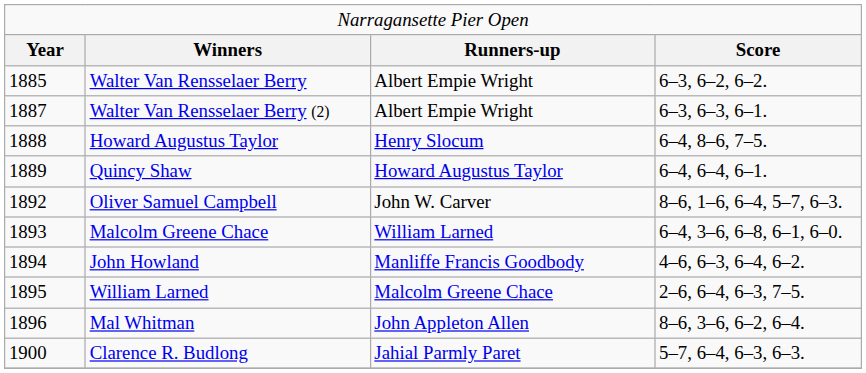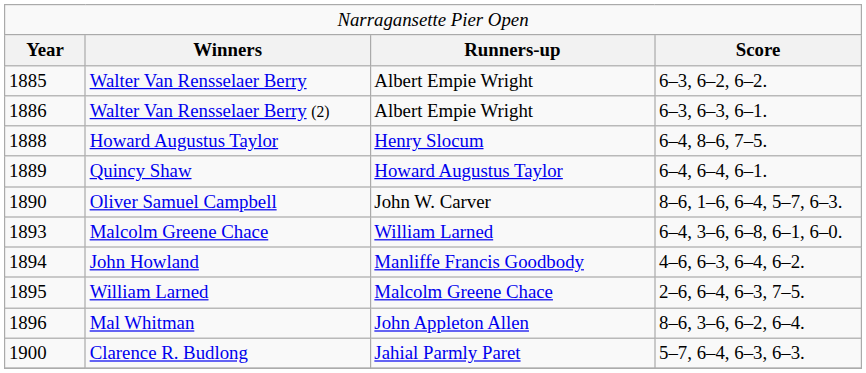(28, 110) 1887 -> (28, 110) 1886
(28, 201) 1892 -> (28, 201) 1890
